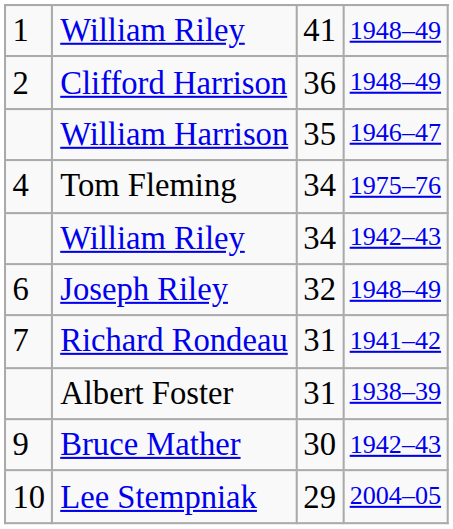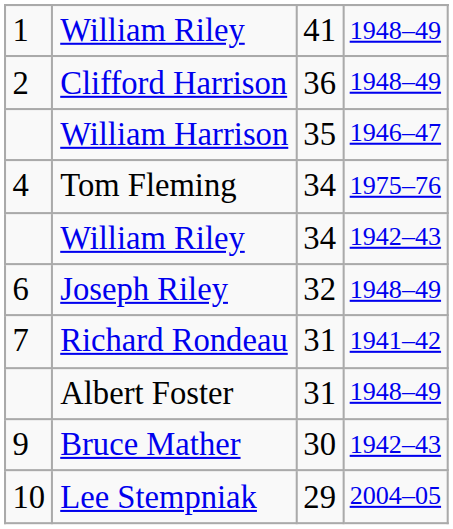(395, 392) 1938–39 -> (395, 392) 1948–49
